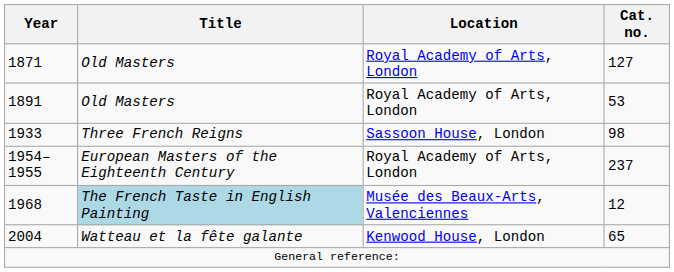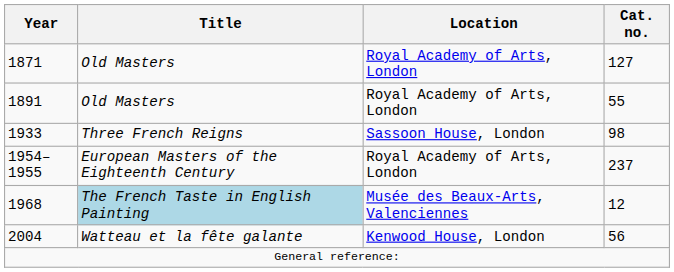(616, 103) 53 -> (616, 103) 55
(616, 236) 65 -> (616, 236) 56
